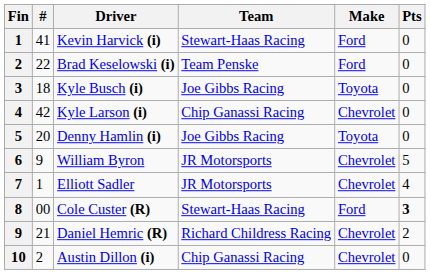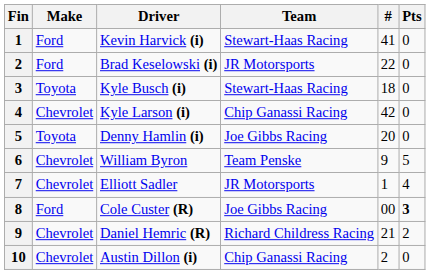columns swapped: (43, 16) <-> (367, 16)
(220, 64) Team Penske -> (269, 64) JR Motorsports
(233, 88) Joe Gibbs Racing -> (286, 88) Stewart-Haas Racing
(226, 161) JR Motorsports -> (263, 161) Team Penske
(243, 209) Stewart-Haas Racing -> (276, 209) Joe Gibbs Racing
